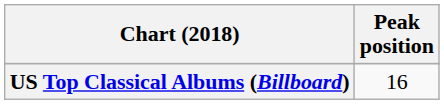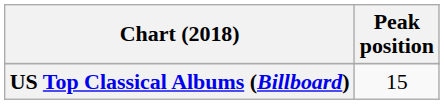(397, 81) 16 -> (397, 81) 15
